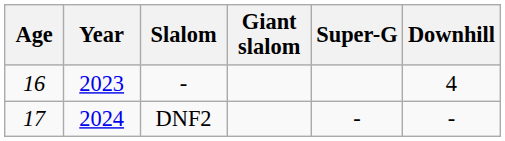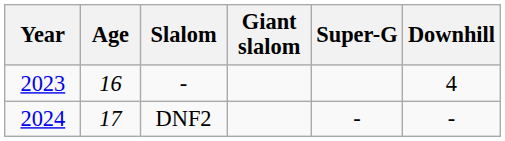columns swapped: (102, 34) <-> (34, 34)
